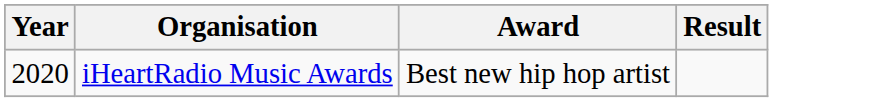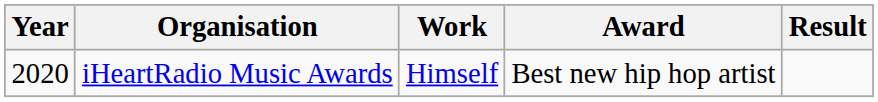+ column: (452, 27)
